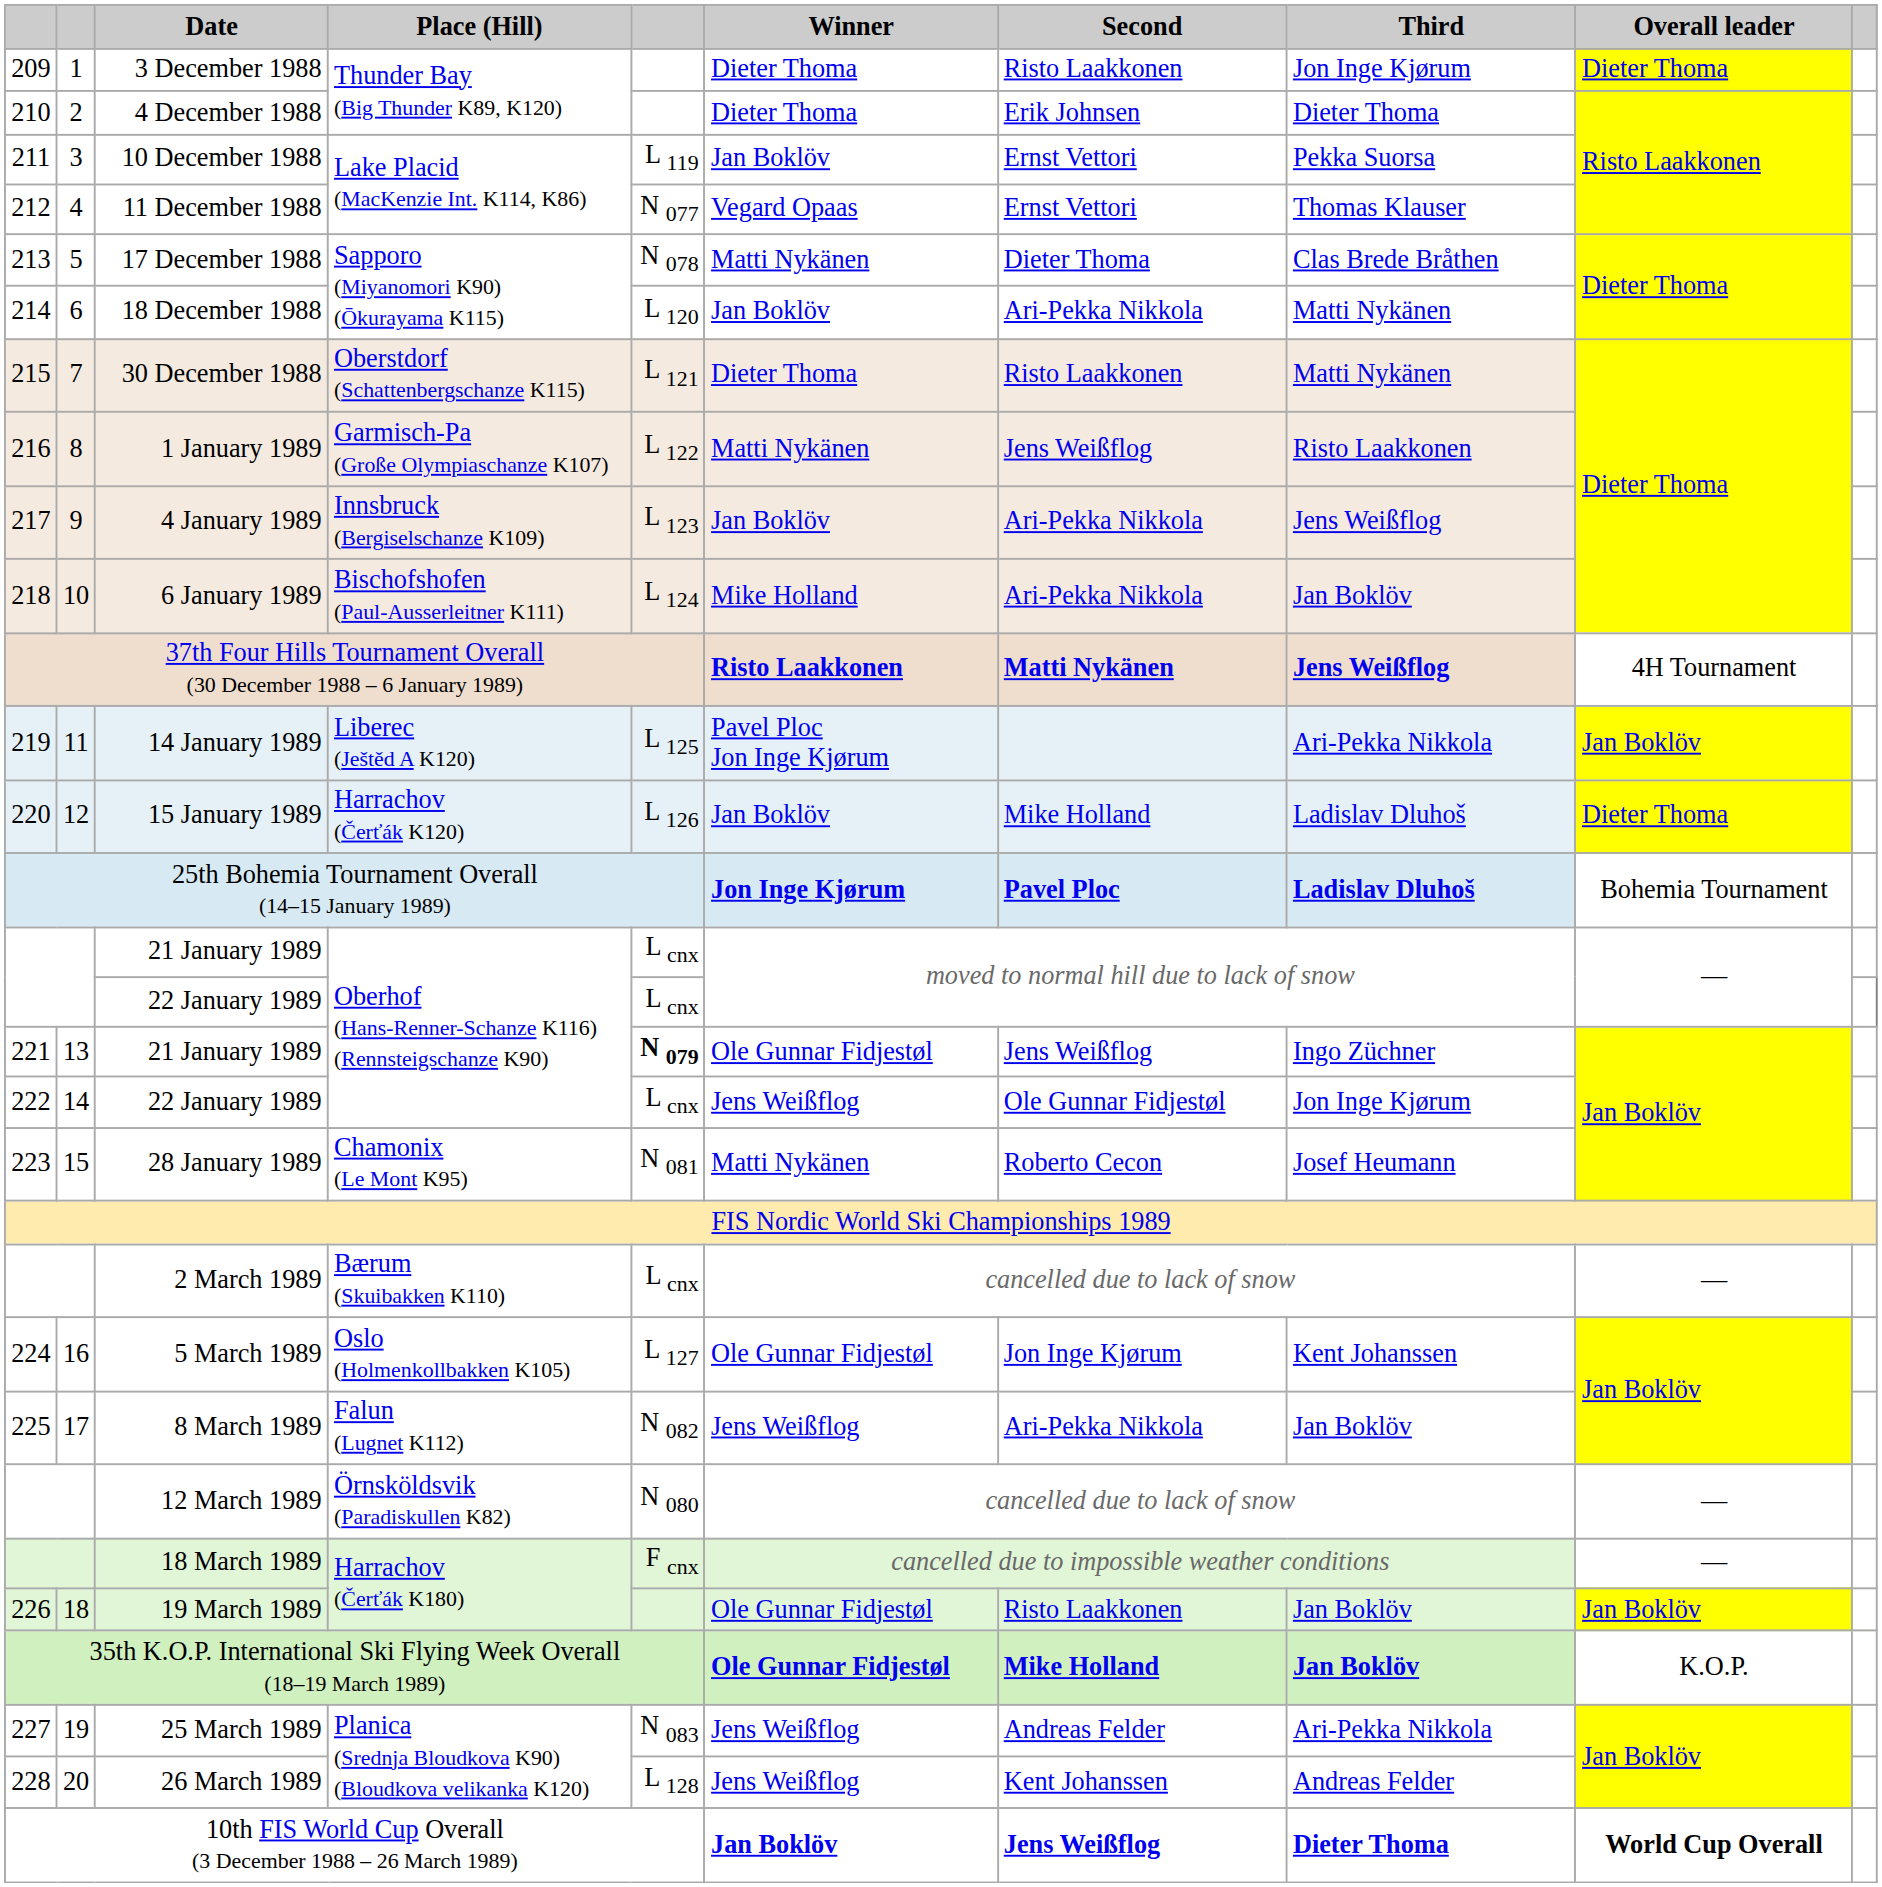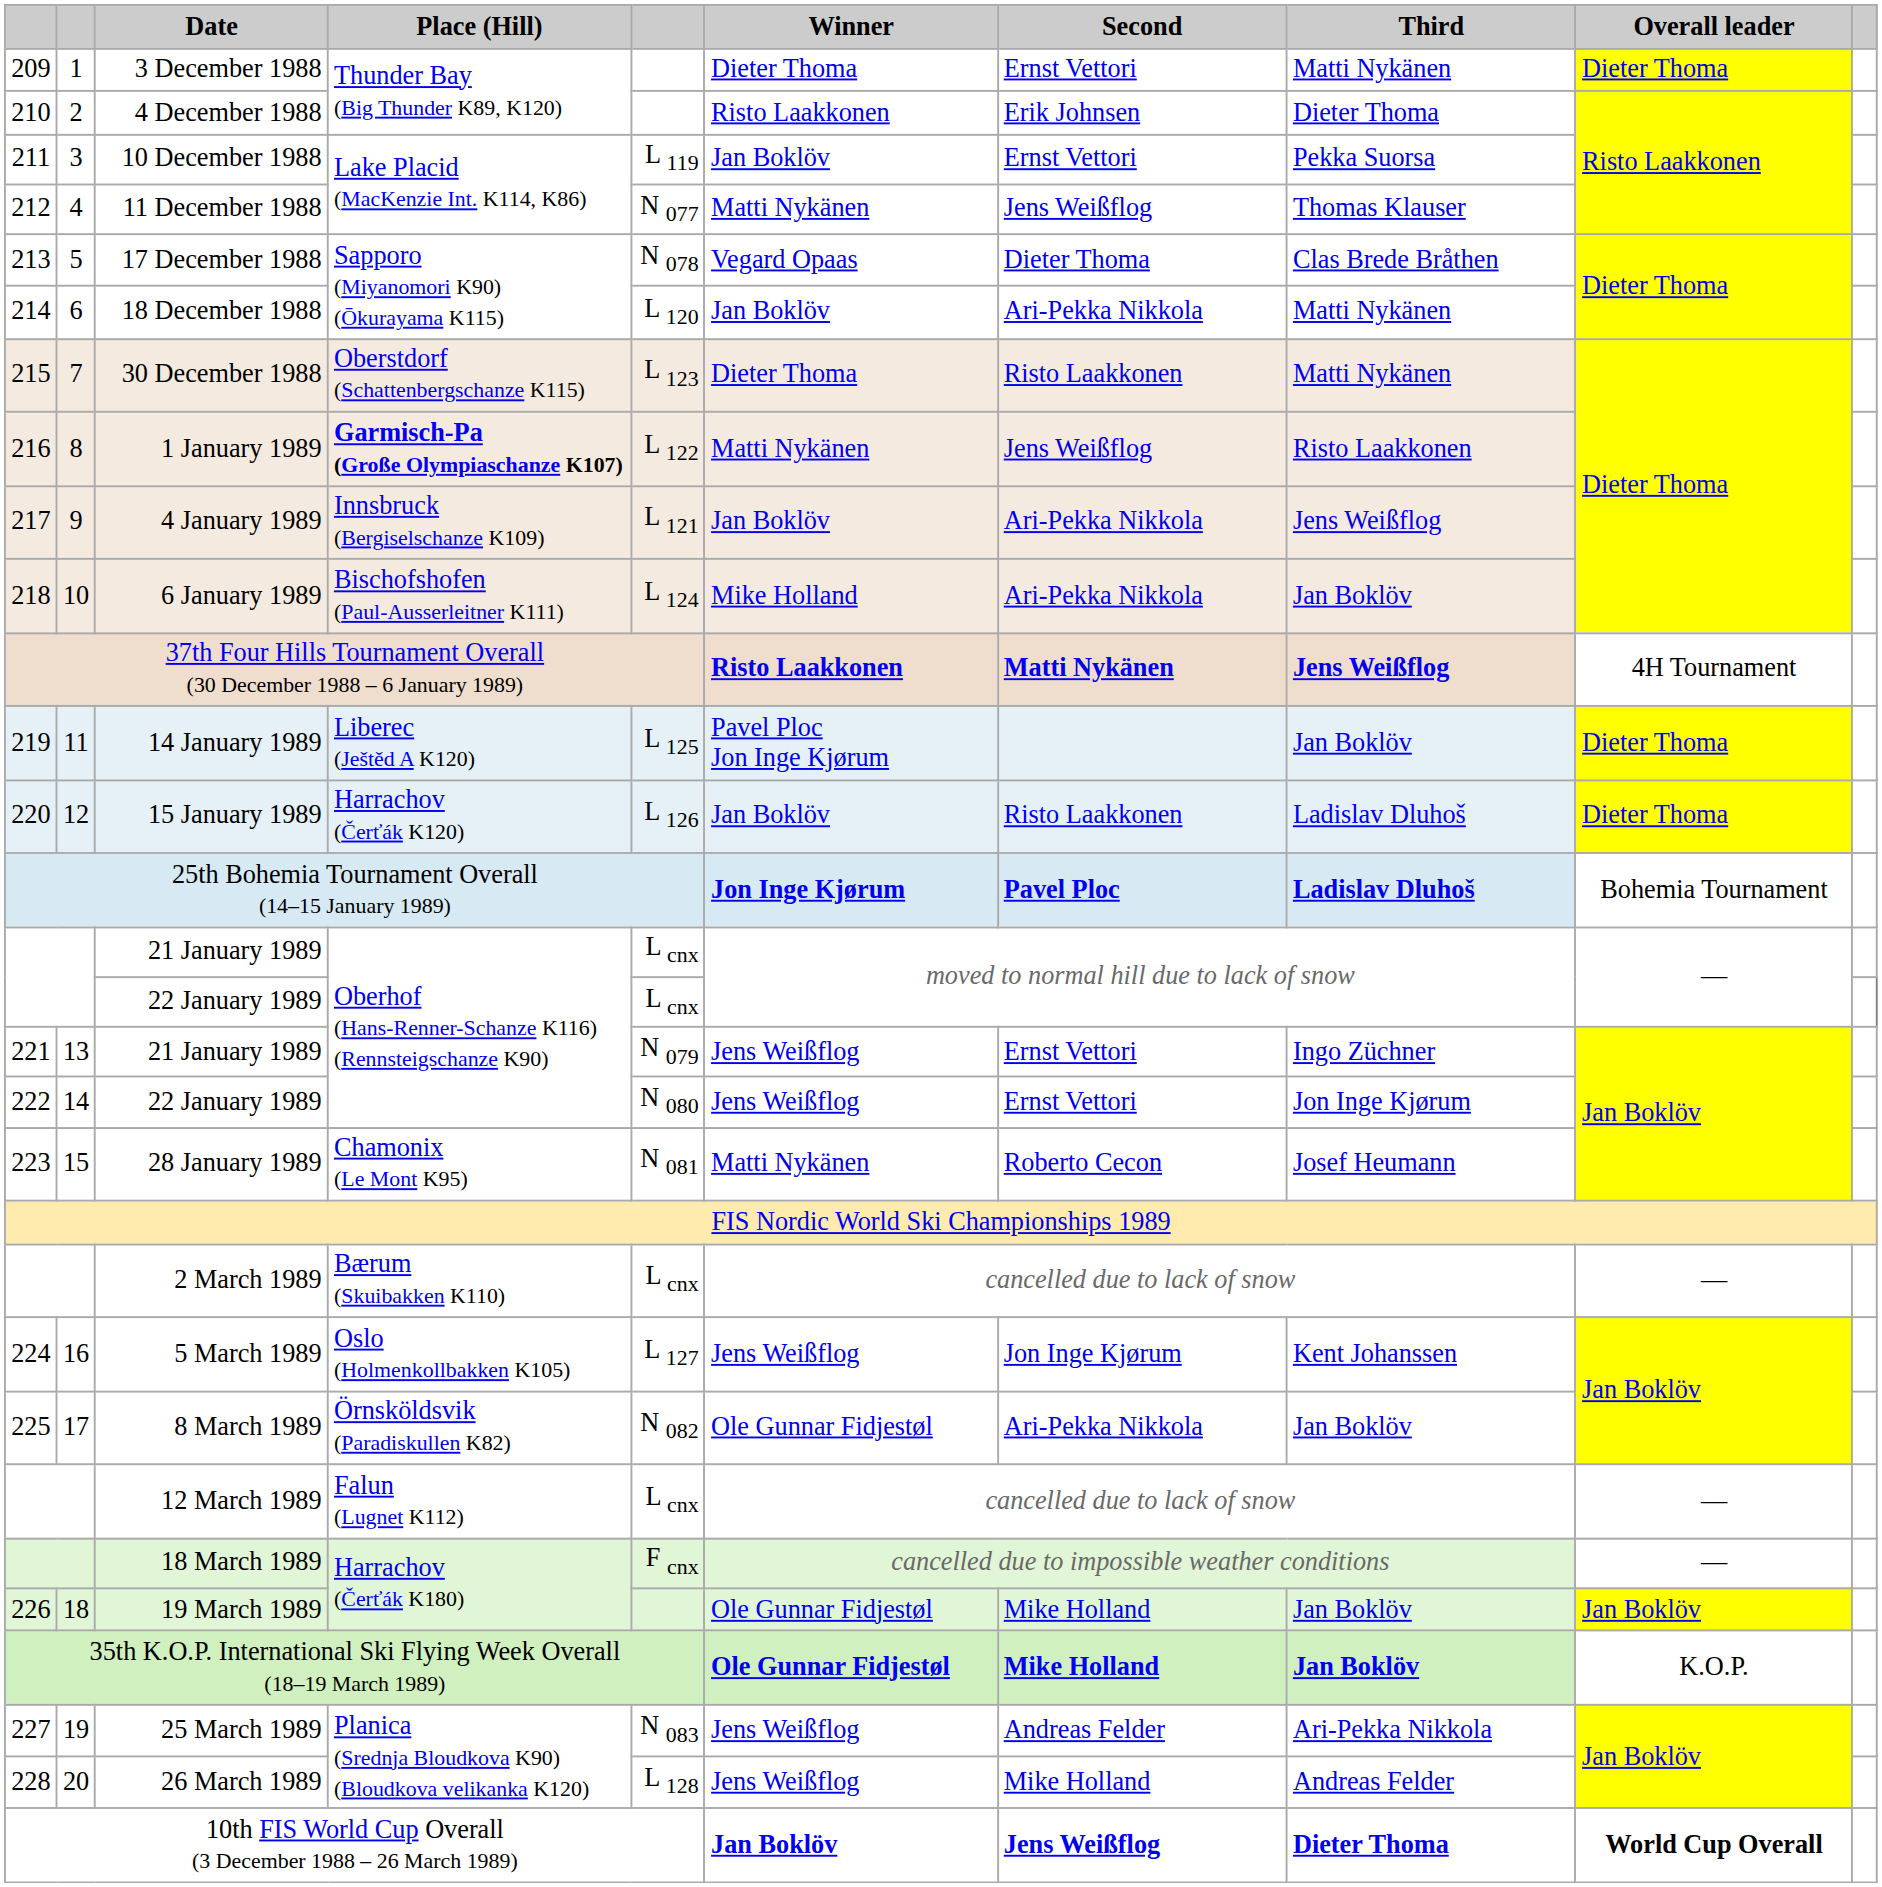(1093, 68) Risto Laakkonen -> (1070, 68) Ernst Vettori
(1382, 68) Jon Inge Kjørum -> (1372, 68) Matti Nykänen
(784, 111) Dieter Thoma -> (800, 111) Risto Laakkonen
(784, 208) Vegard Opaas -> (790, 208) Matti Nykänen
(1070, 208) Ernst Vettori -> (1078, 208) Jens Weißflog
(790, 259) Matti Nykänen -> (784, 259) Vegard Opaas
(671, 373) L 121 -> (671, 373) L 123
(471, 446) normal -> (478, 447) bold
(671, 520) L 123 -> (671, 520) L 121
(1392, 741) Ari-Pekka Nikkola -> (1352, 741) Jan Boklöv
(1642, 741) Jan Boklöv -> (1655, 741) Dieter Thoma
(1077, 815) Mike Holland -> (1093, 815) Risto Laakkonen
(669, 1050) bold -> (669, 1050) normal
(822, 1051) Ole Gunnar Fidjestøl -> (785, 1051) Jens Weißflog
(1078, 1051) Jens Weißflog -> (1070, 1051) Ernst Vettori
(672, 1100) L cnx -> (669, 1100) N 080
(1115, 1101) Ole Gunnar Fidjestøl -> (1070, 1101) Ernst Vettori
(822, 1353) Ole Gunnar Fidjestøl -> (785, 1353) Jens Weißflog
(399, 1425) Falun (Lugnet K112) -> (422, 1425) Örnsköldsvik (Paradiskullen K82)
(785, 1426) Jens Weißflog -> (822, 1426) Ole Gunnar Fidjestøl
(422, 1499) Örnsköldsvik (Paradiskullen K82) -> (399, 1499) Falun (Lugnet K112)
(669, 1499) N 080 -> (672, 1499) L cnx
(1093, 1608) Risto Laakkonen -> (1077, 1608) Mike Holland
(1086, 1781) Kent Johanssen -> (1077, 1781) Mike Holland
